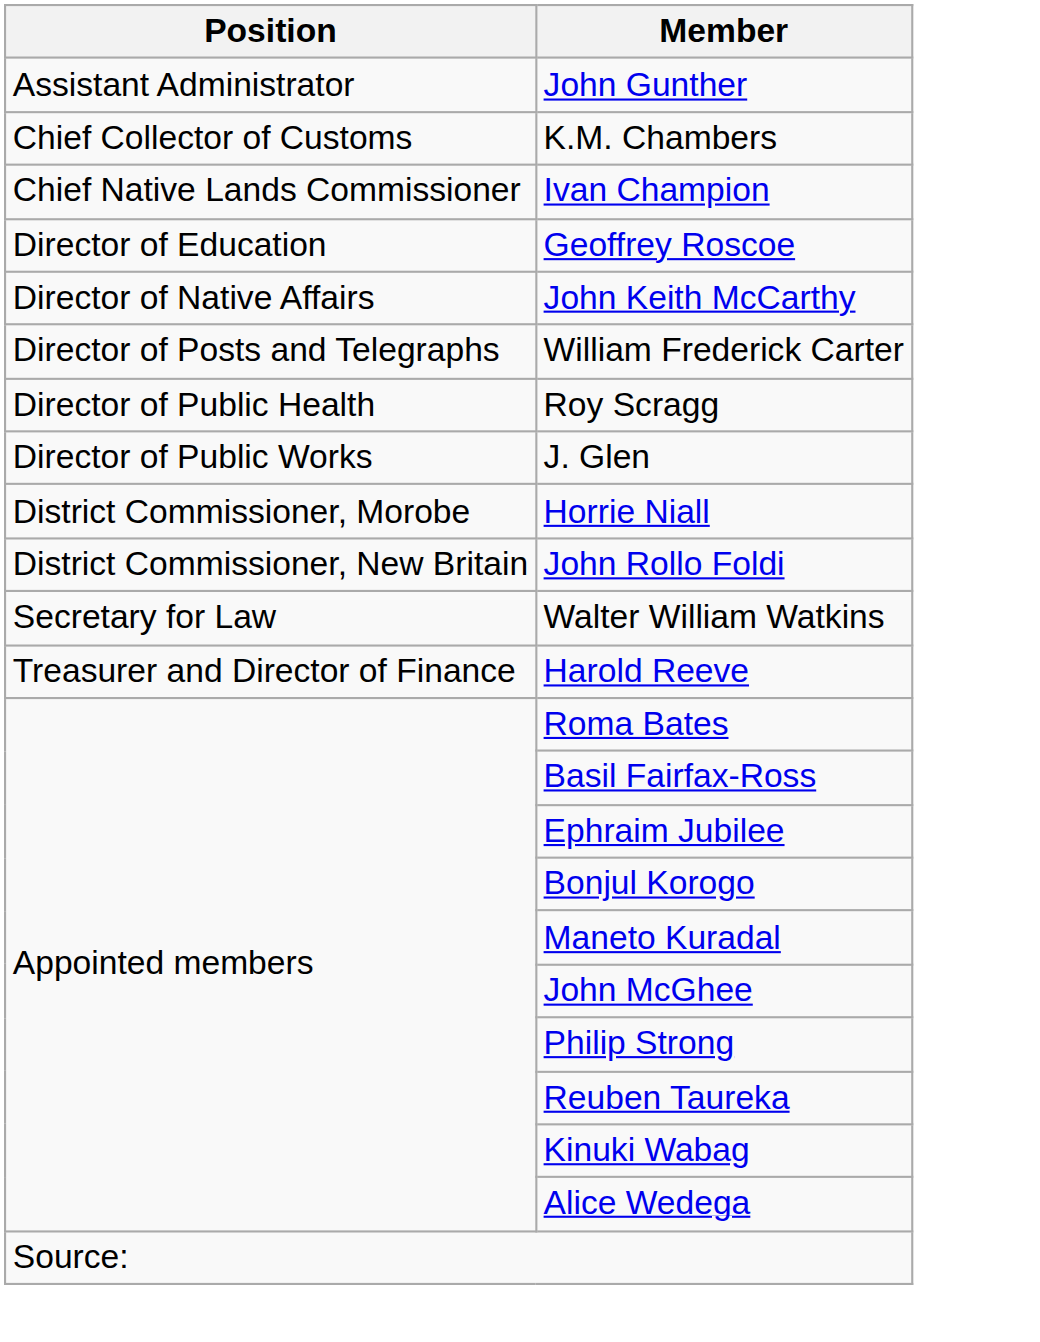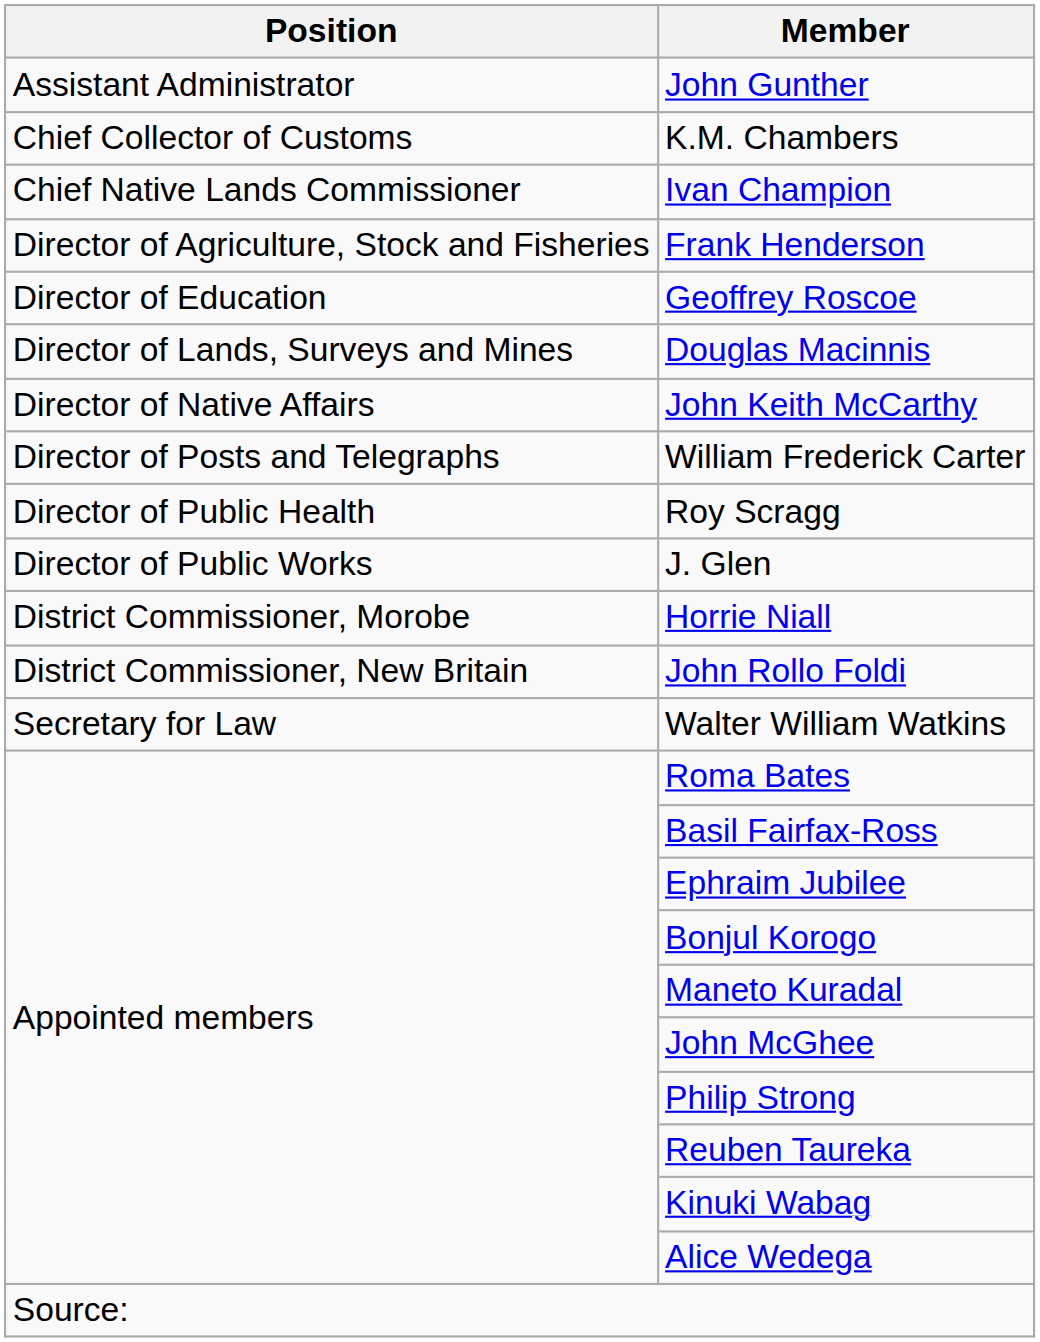+ row: (795, 244)
+ row: (798, 350)
- row: (646, 670)
